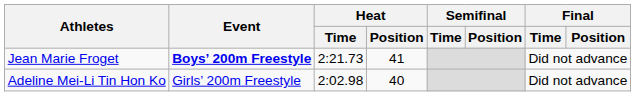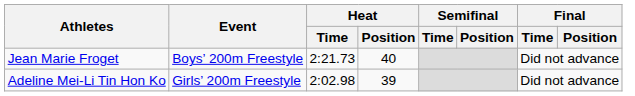(242, 59) bold -> (238, 59) normal
(397, 59) 41 -> (389, 59) 40
(397, 81) 40 -> (389, 81) 39
